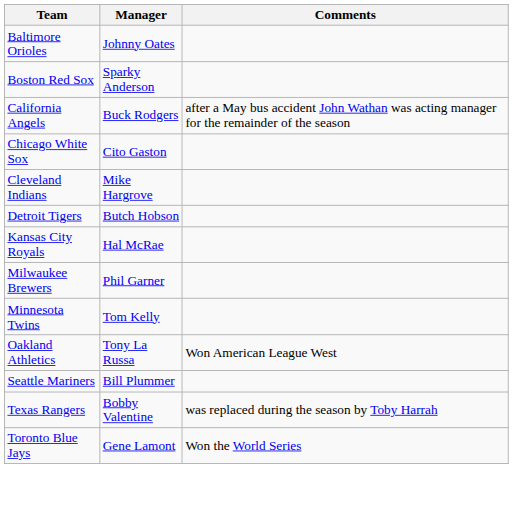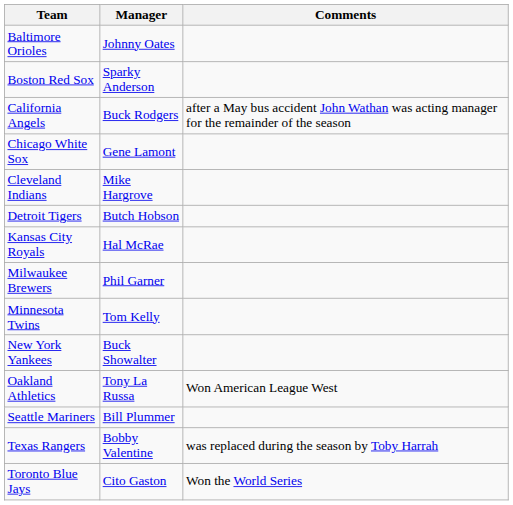(135, 151) Cito Gaston -> (139, 151) Gene Lamont
+ row: (34, 352)
(139, 445) Gene Lamont -> (135, 481) Cito Gaston
